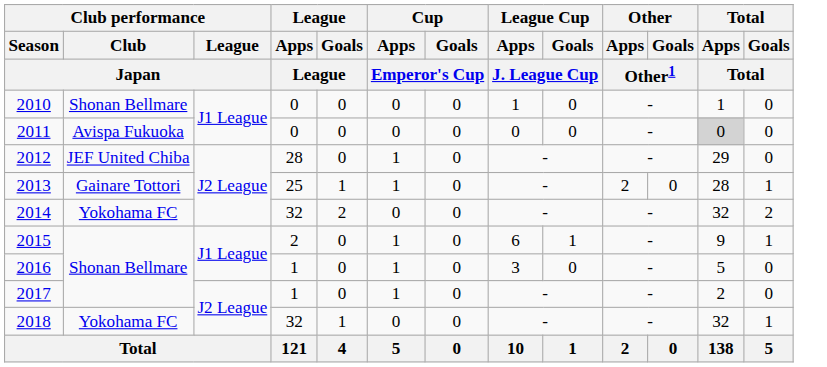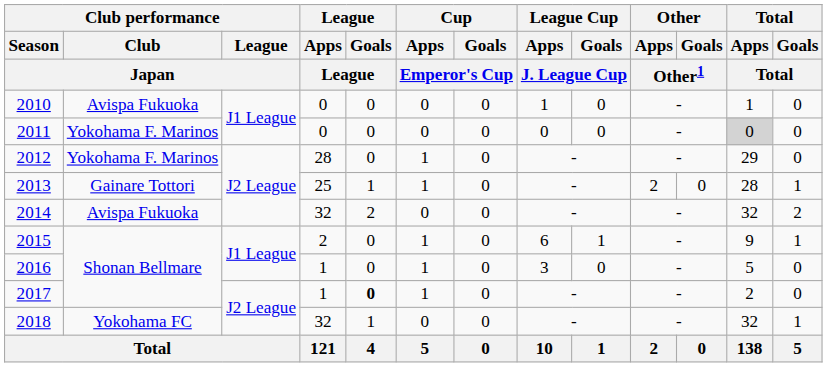(128, 104) Shonan Bellmare -> (143, 104) Avispa Fukuoka
(128, 131) Avispa Fukuoka -> (143, 131) Yokohama F. Marinos
(128, 158) JEF United Chiba -> (143, 158) Yokohama F. Marinos
(128, 212) Yokohama FC -> (143, 212) Avispa Fukuoka
(342, 294) normal -> (371, 294) bold
